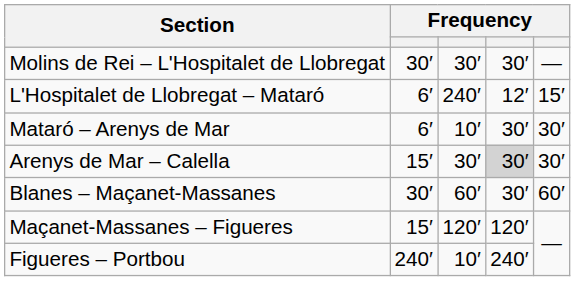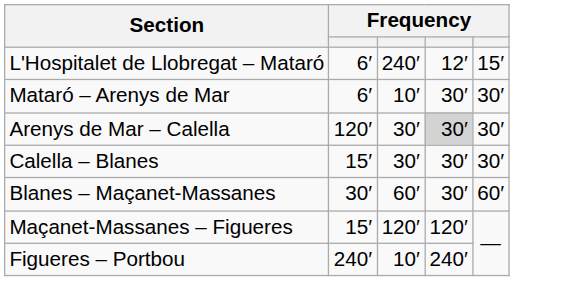- row: (197, 63)
(420, 161) 15′ -> (353, 128) 120′
+ row: (84, 161)
